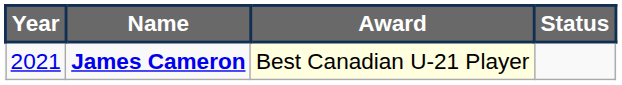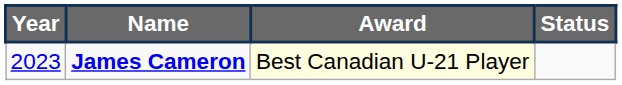(36, 60) 2021 -> (36, 60) 2023
